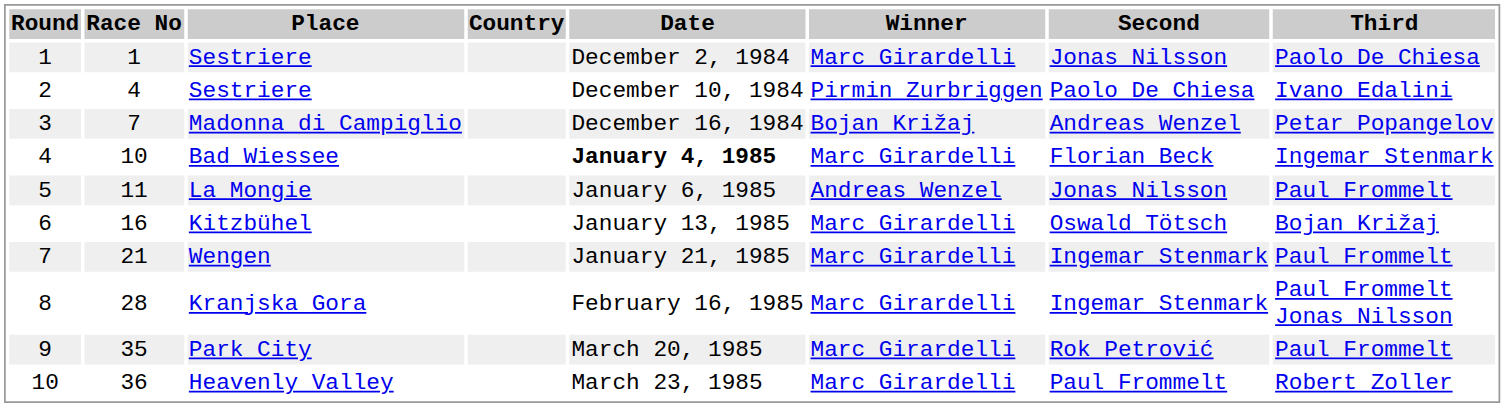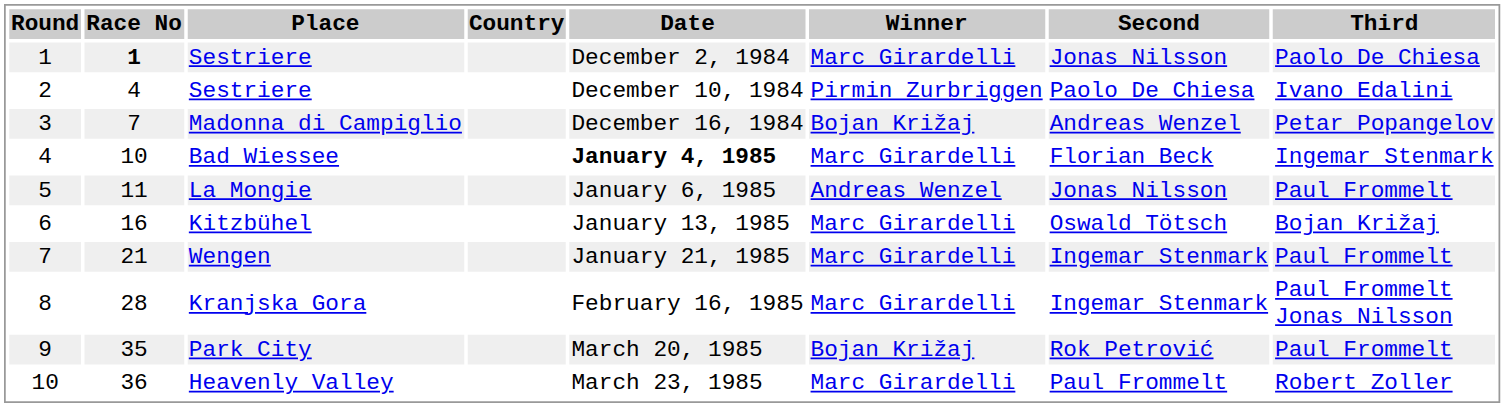(134, 57) normal -> (134, 57) bold
(913, 350) Marc Girardelli -> (892, 350) Bojan Križaj
